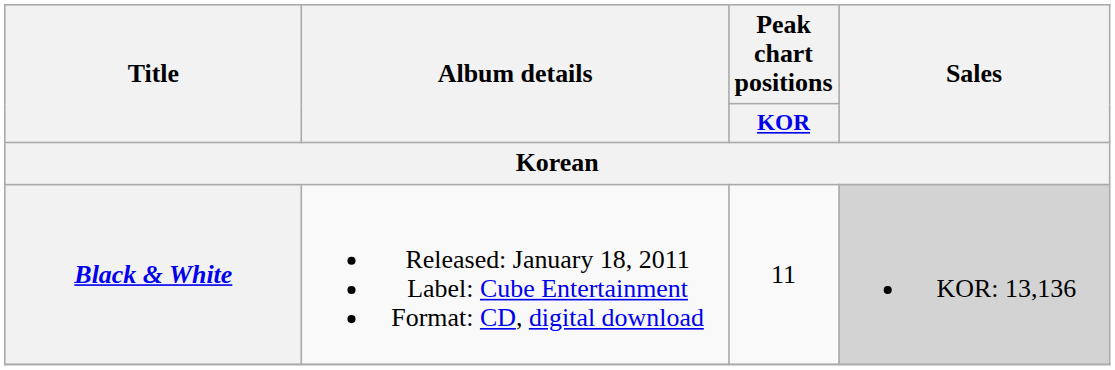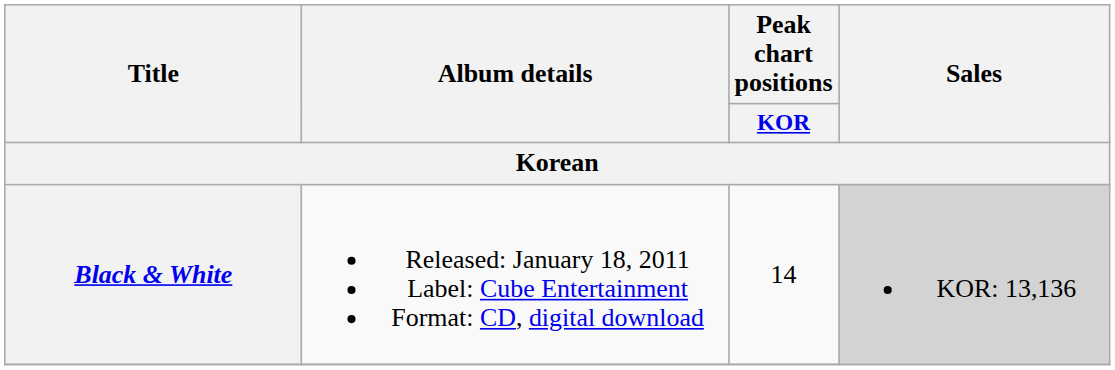(783, 273) 11 -> (783, 273) 14
